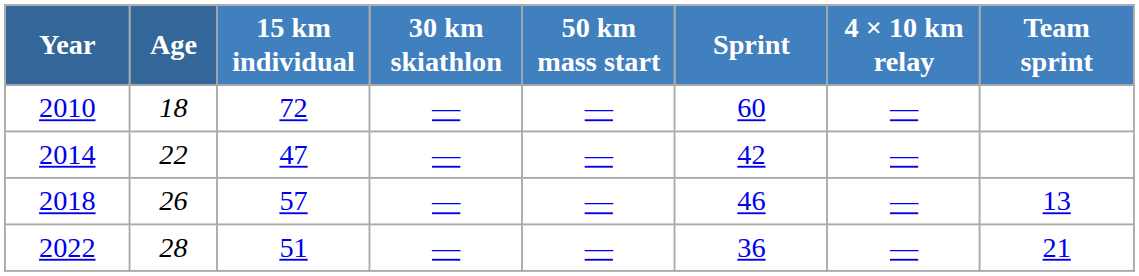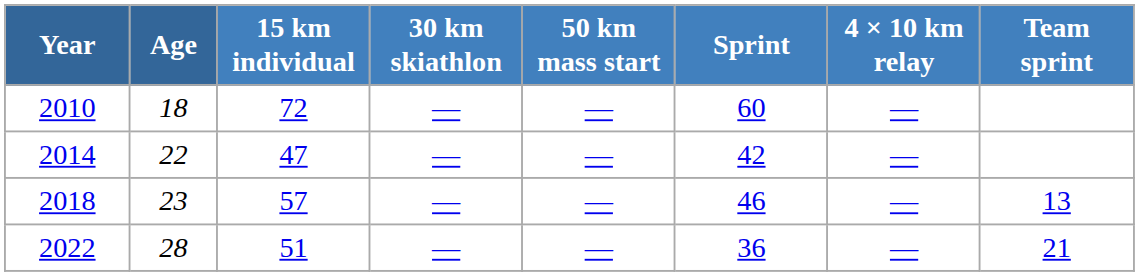(173, 201) 26 -> (173, 201) 23
